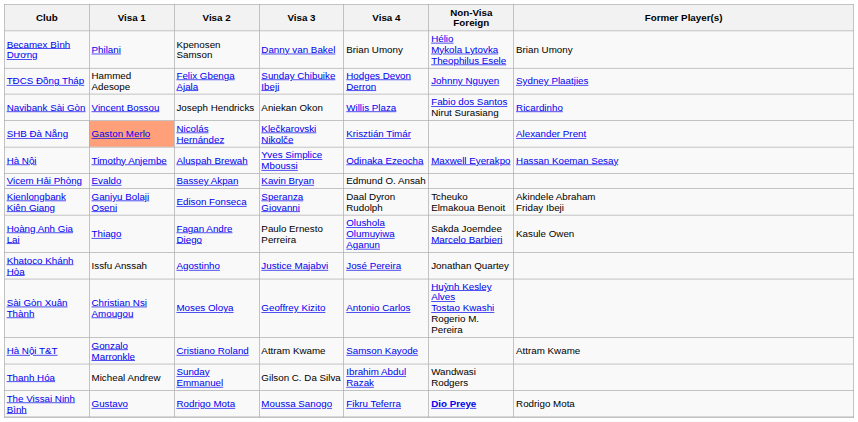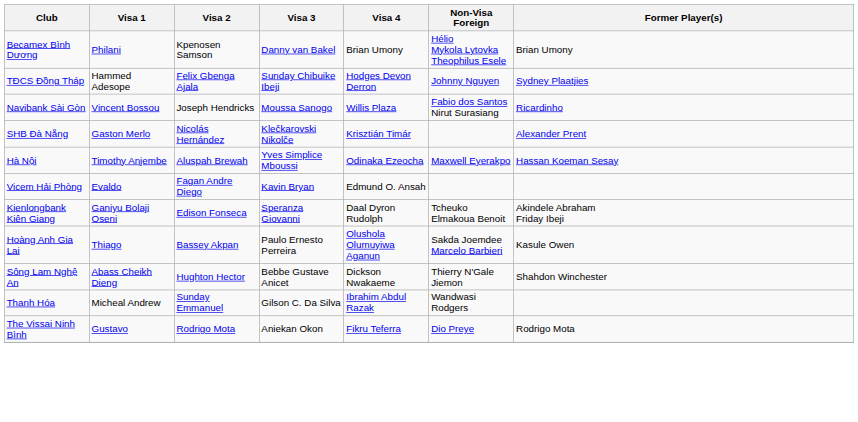(292, 108) Aniekan Okon -> (297, 108) Moussa Sanogo
(121, 134) lightsalmon background -> (121, 134) no background
(207, 181) Bassey Akpan -> (204, 187) Fagan Andre Diego
(204, 234) Fagan Andre Diego -> (207, 245) Bassey Akpan
- row: (40, 266)
- row: (37, 309)
- row: (32, 351)
+ row: (42, 277)
(297, 404) Moussa Sanogo -> (292, 330) Aniekan Okon
(454, 404) bold -> (453, 330) normal
